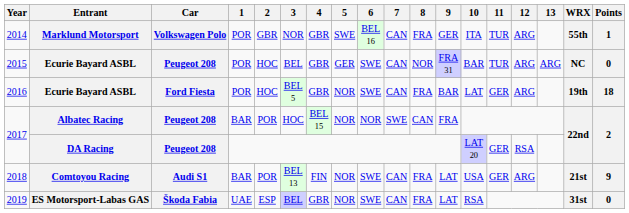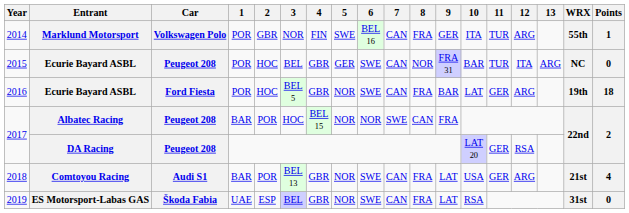(319, 34) GBR -> (319, 34) FIN
(524, 63) ARG -> (524, 63) ITA
(319, 177) FIN -> (319, 177) GBR
(609, 177) 9 -> (609, 177) 4
